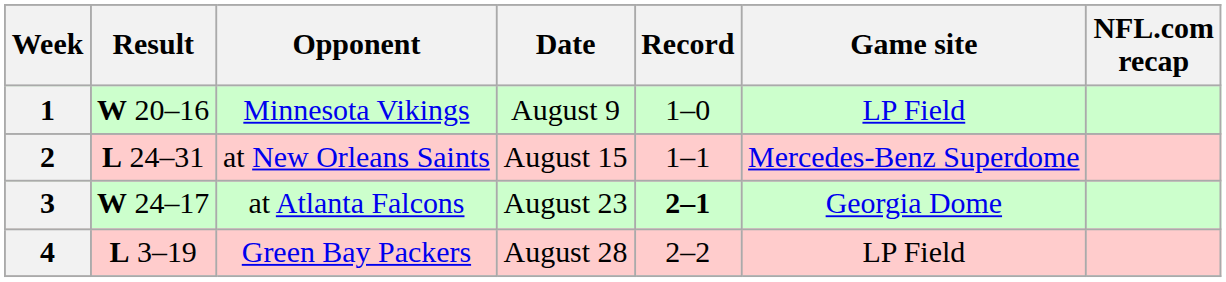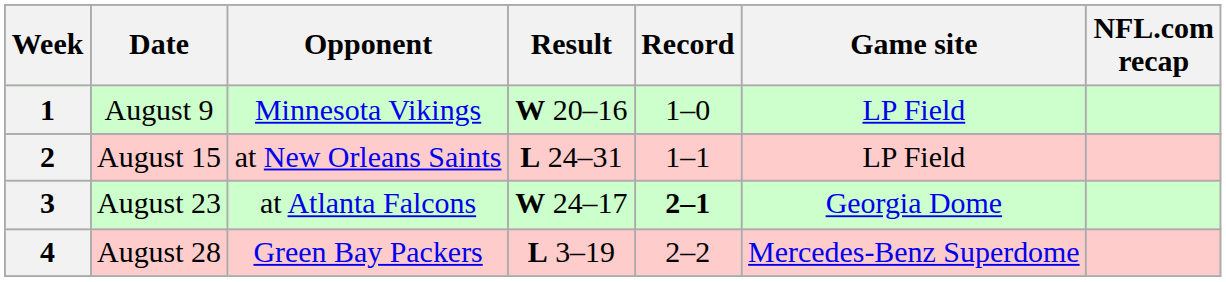columns swapped: (566, 45) <-> (153, 45)
(914, 156) Mercedes-Benz Superdome -> (914, 156) LP Field
(914, 251) LP Field -> (914, 251) Mercedes-Benz Superdome
